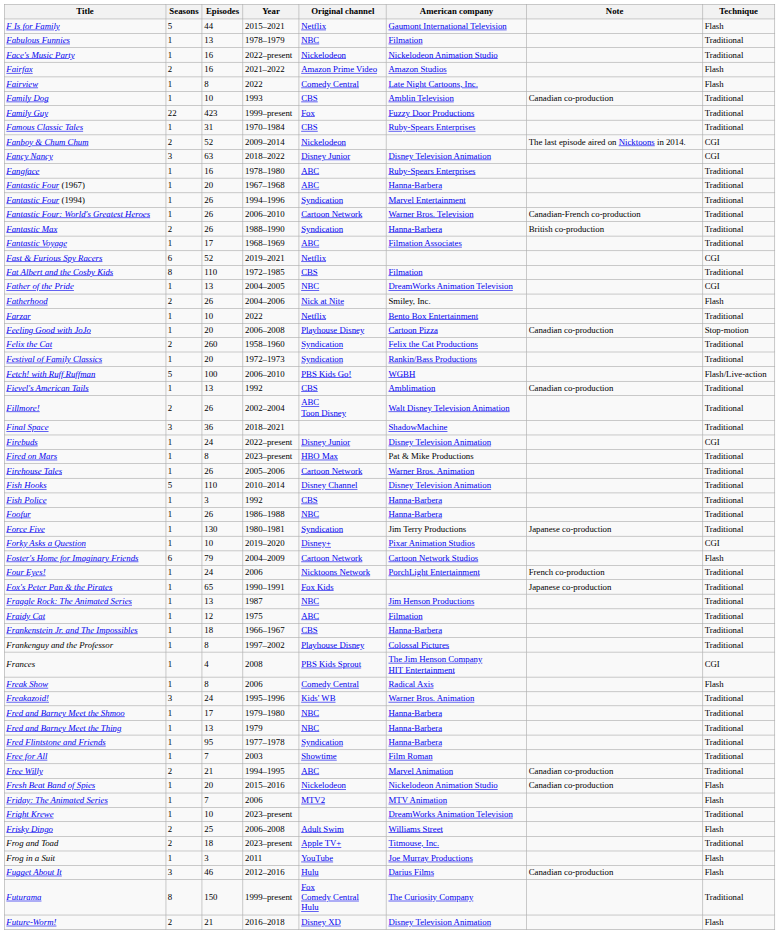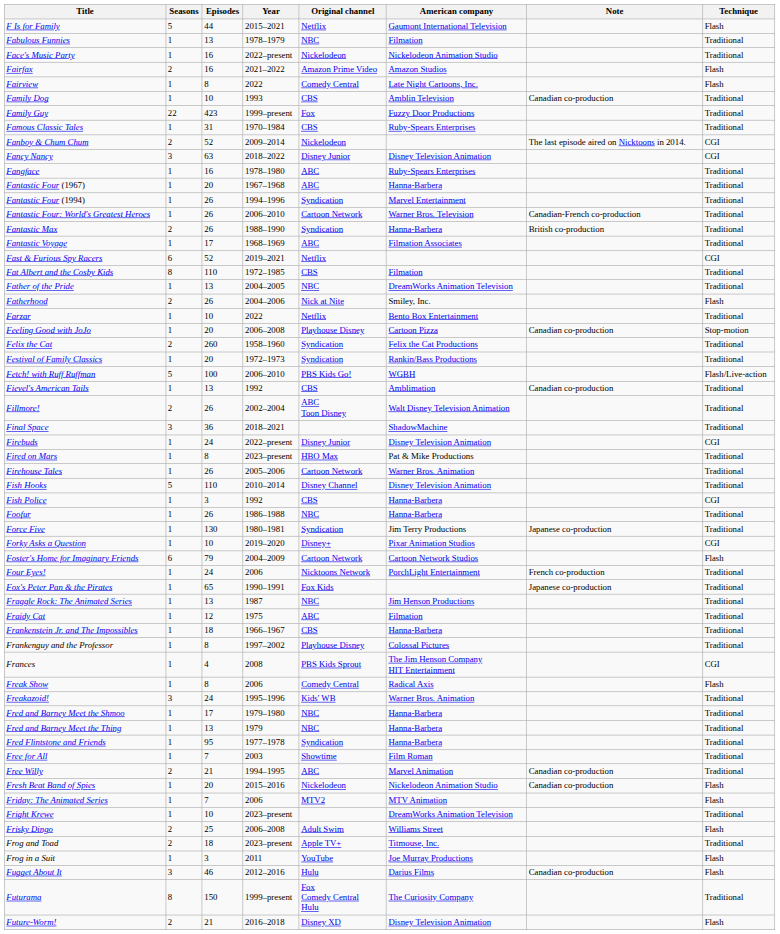(712, 287) CGI -> (724, 287) Traditional
(724, 500) Traditional -> (712, 500) CGI
